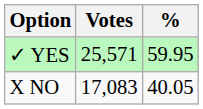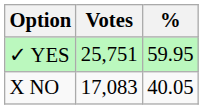(109, 54) 25,571 -> (109, 54) 25,751
